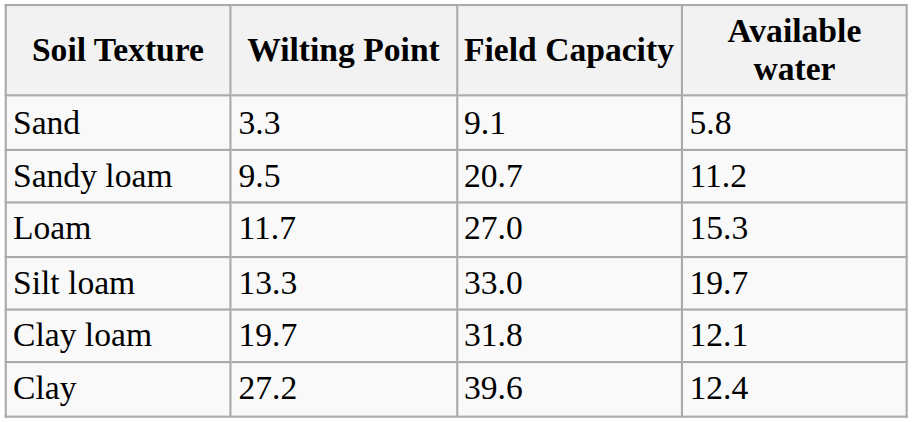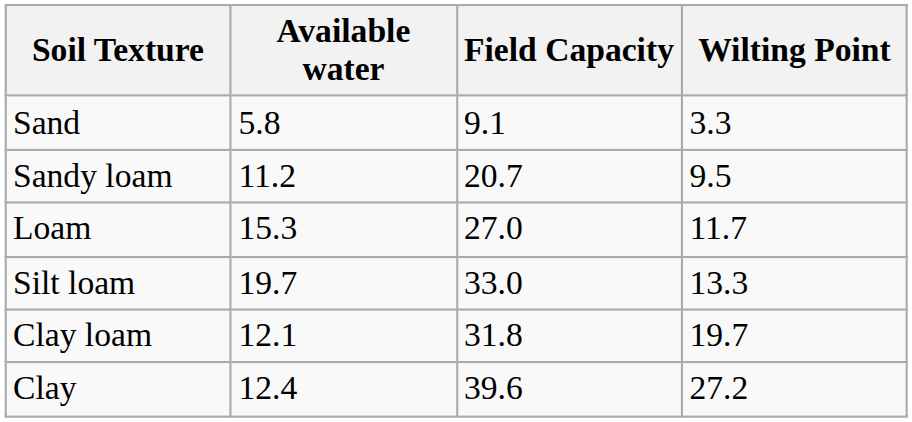columns swapped: (343, 50) <-> (794, 50)
